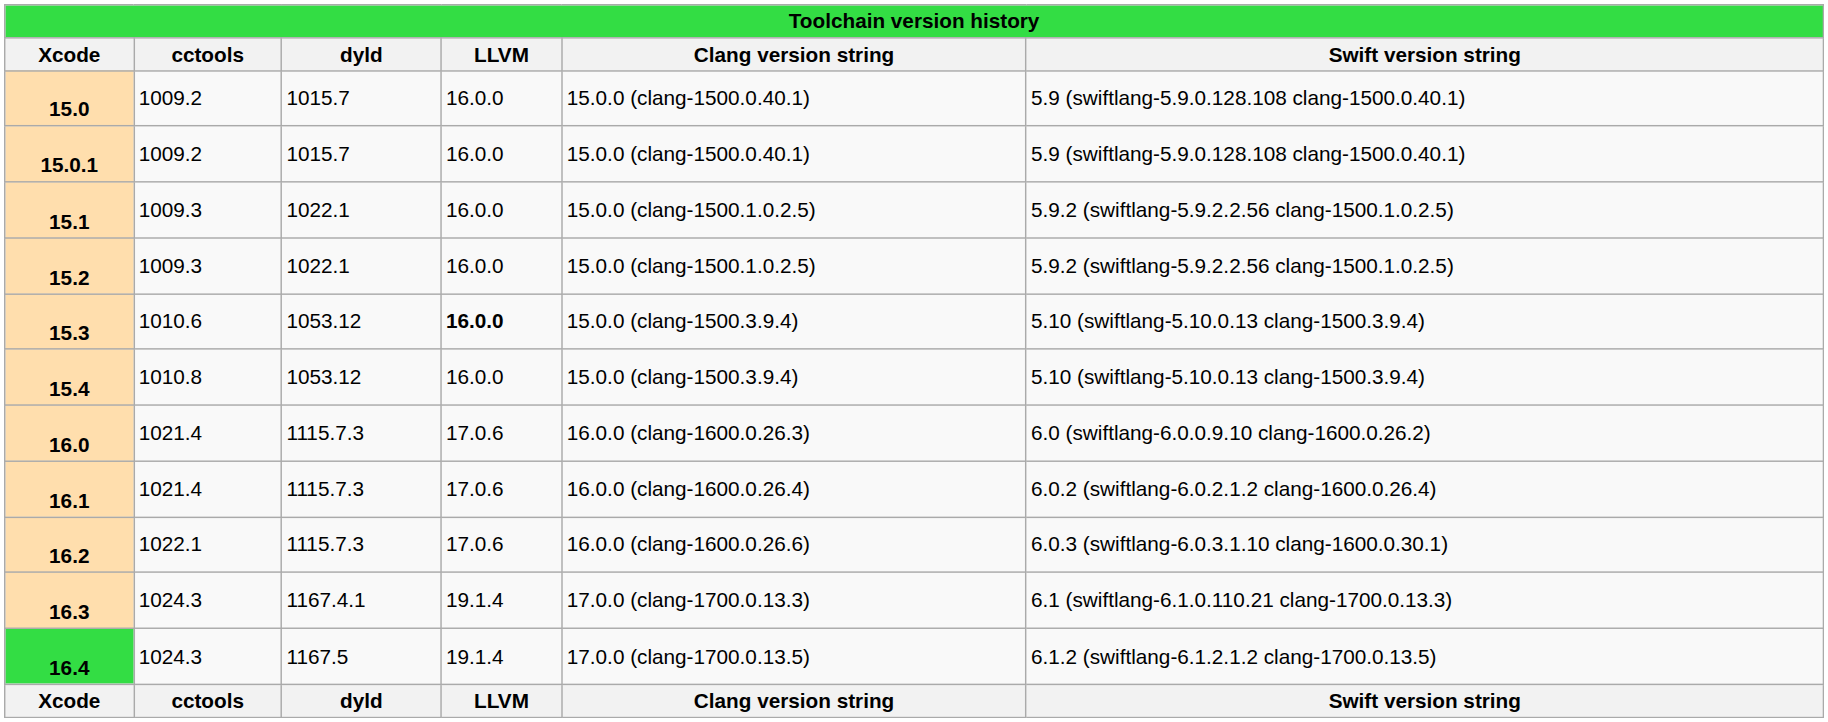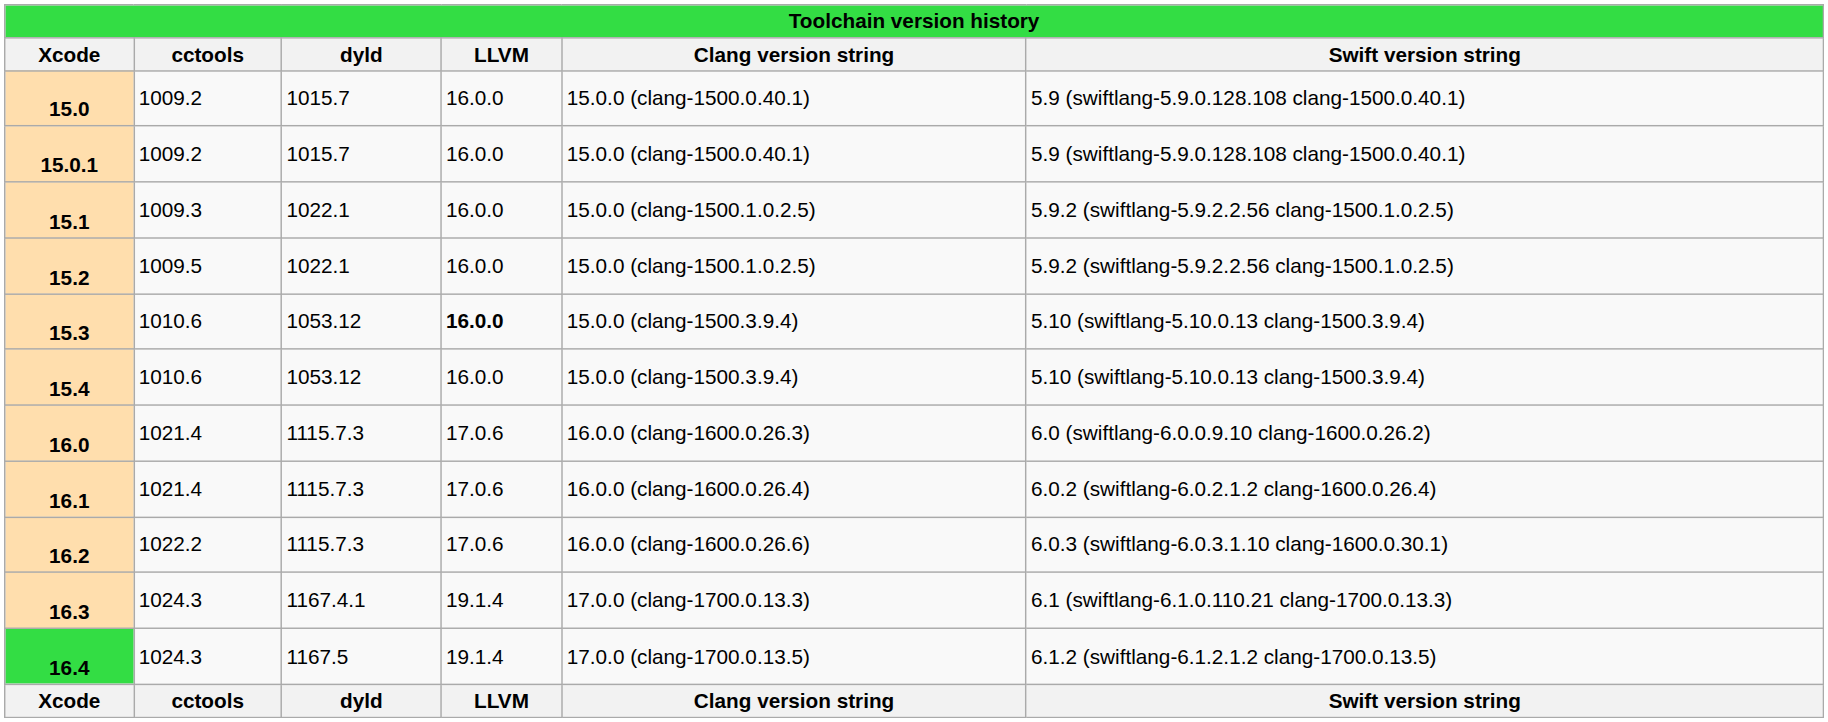(170, 266) 1009.3 -> (170, 266) 1009.5
(170, 378) 1010.8 -> (170, 378) 1010.6
(170, 545) 1022.1 -> (170, 545) 1022.2
